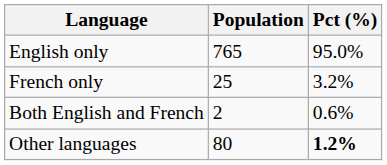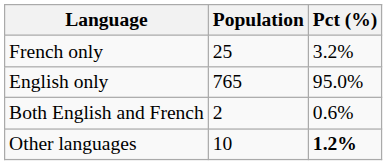rows swapped: (56, 81) <-> (59, 50)
(223, 143) 80 -> (223, 143) 10
